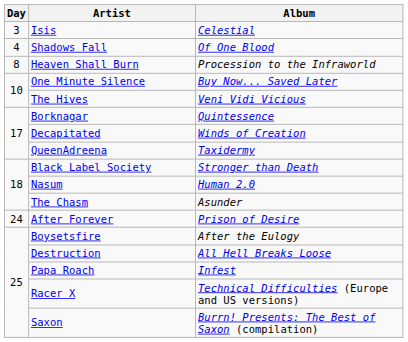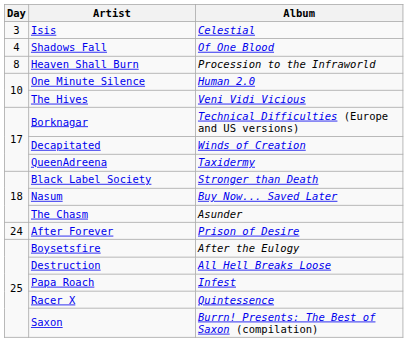(268, 82) Buy Now... Saved Later -> (226, 82) Human 2.0
(236, 116) Quintessence -> (293, 122) Technical Difficulties (Europe and US versions)
(226, 185) Human 2.0 -> (268, 197) Buy Now... Saved Later
(293, 294) Technical Difficulties (Europe and US versions) -> (236, 300) Quintessence
